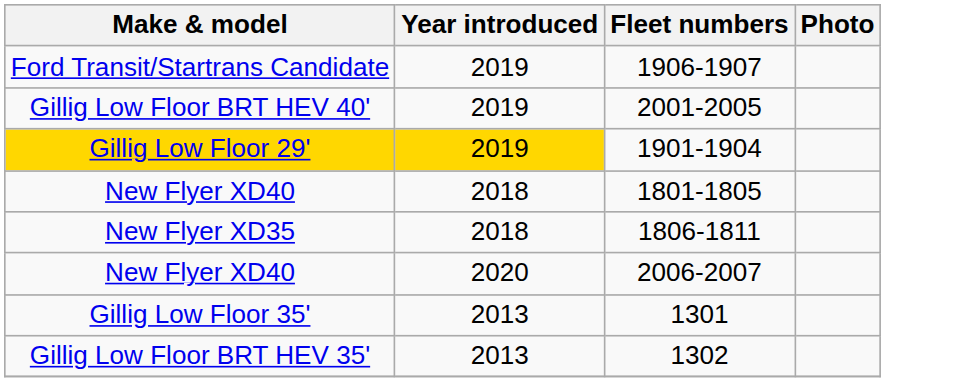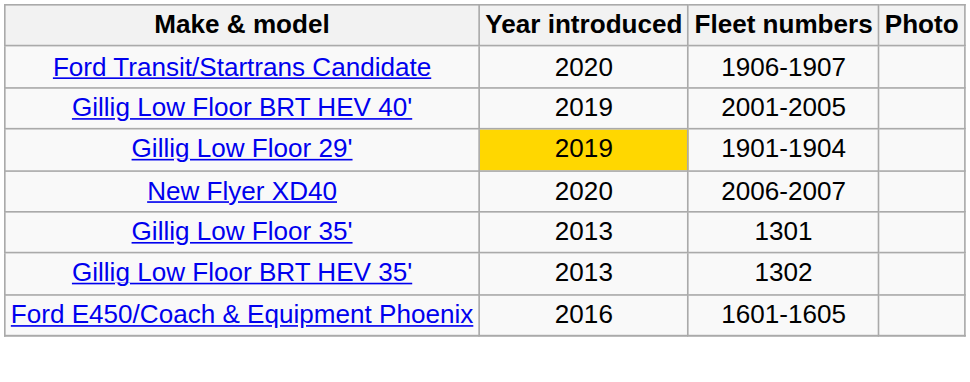(500, 66) 2019 -> (584, 66) 2020
(200, 149) gold background -> (242, 149) no background
- row: (699, 190)
- row: (699, 231)
+ row: (784, 314)
